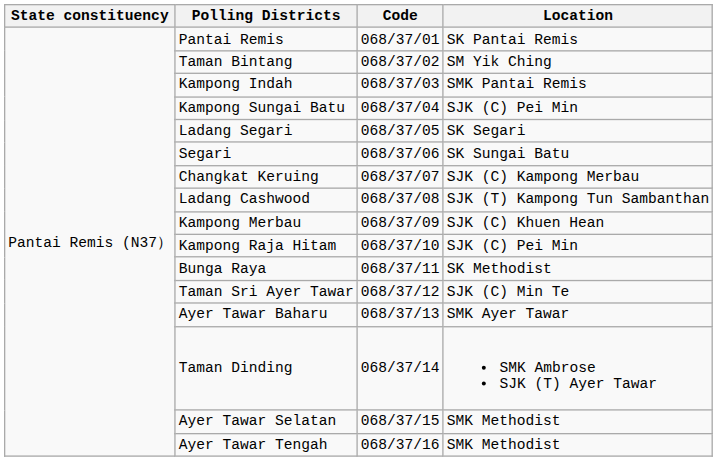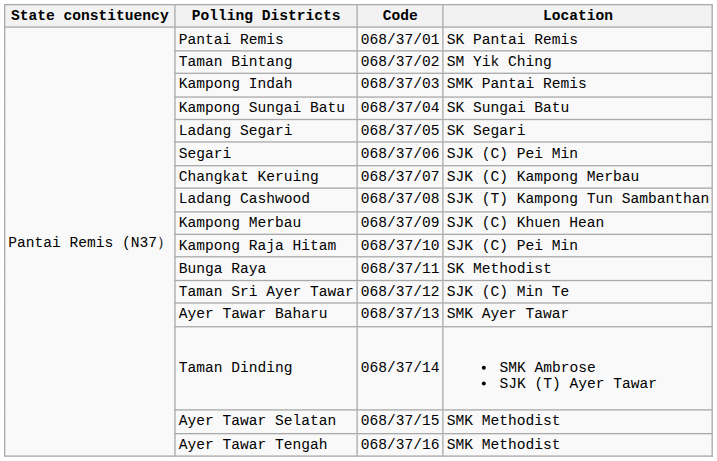(512, 108) SJK (C) Pei Min -> (508, 108) SK Sungai Batu
(508, 154) SK Sungai Batu -> (512, 154) SJK (C) Pei Min
